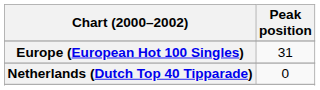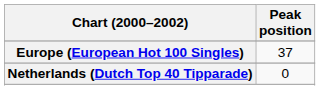(285, 52) 31 -> (285, 52) 37
